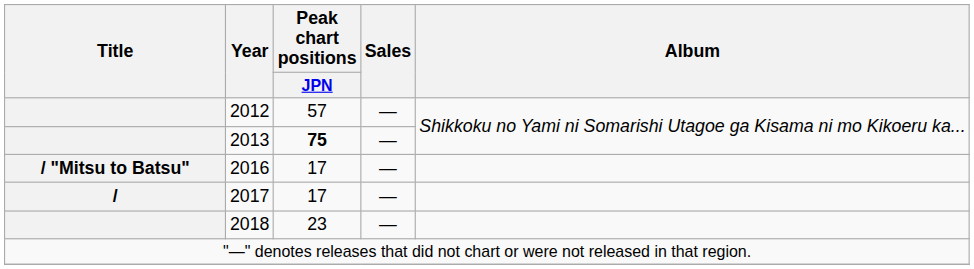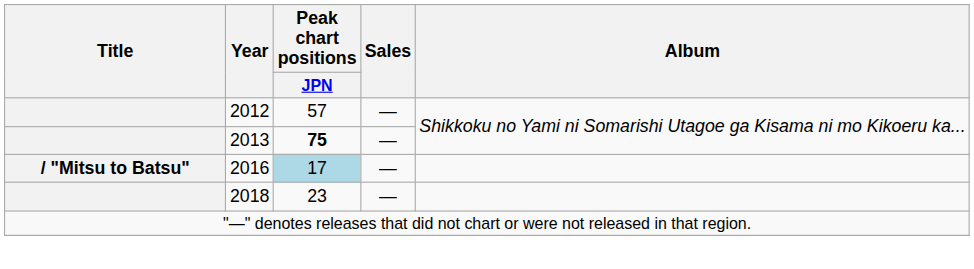(317, 168) no background -> (317, 168) lightblue background
- row: (250, 196)
